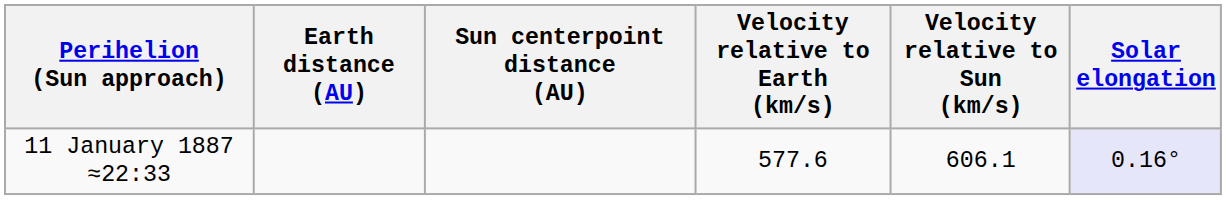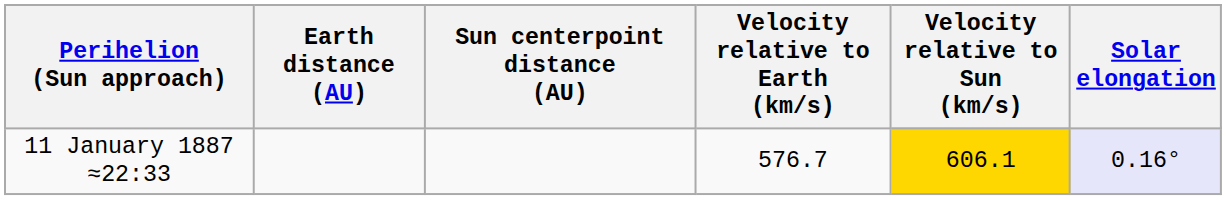(793, 161) 577.6 -> (793, 161) 576.7
(981, 161) no background -> (981, 161) gold background
